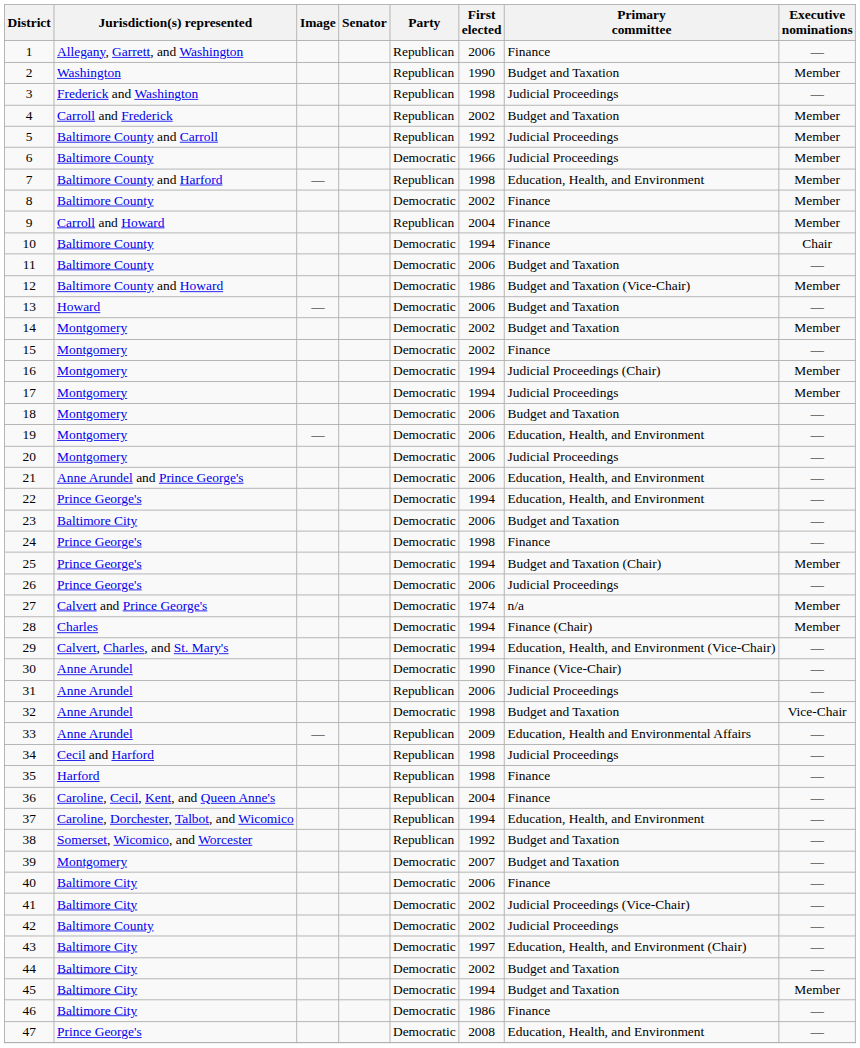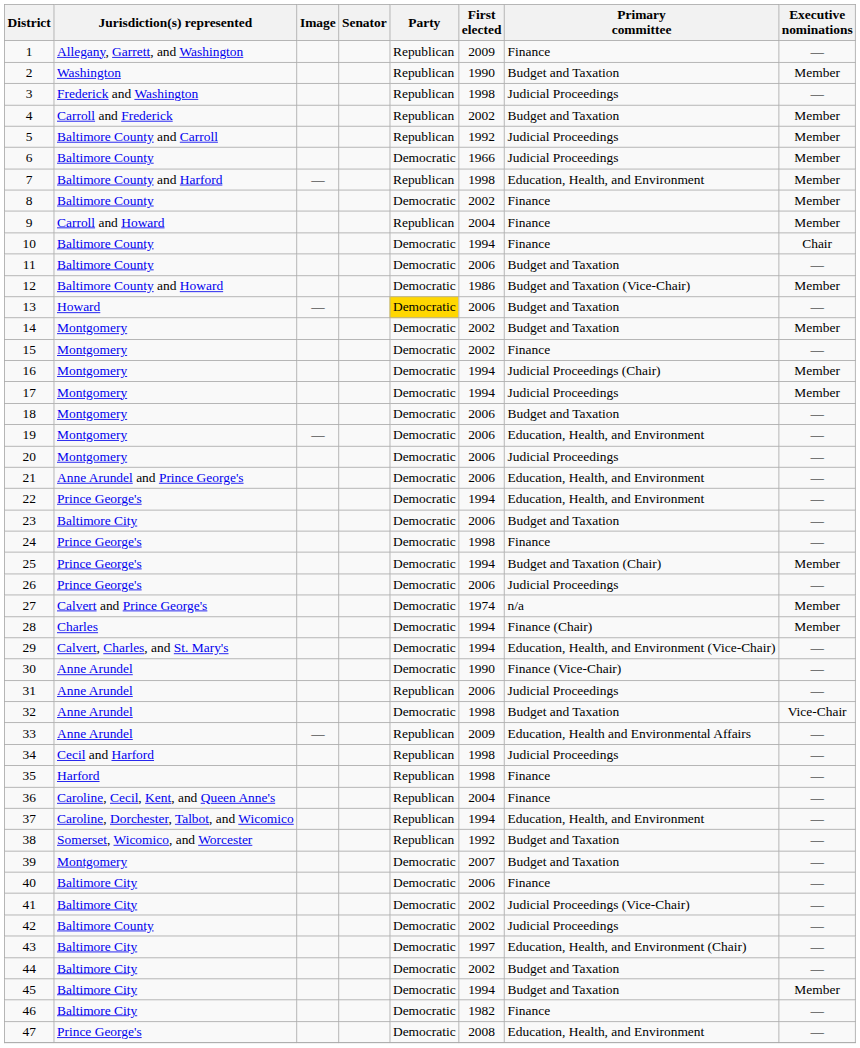(482, 51) 2006 -> (482, 51) 2009
(424, 307) no background -> (424, 307) gold background
(482, 1010) 1986 -> (482, 1010) 1982
